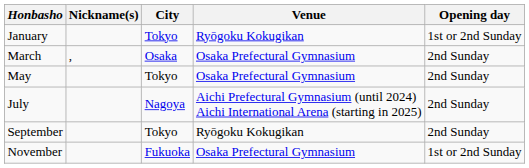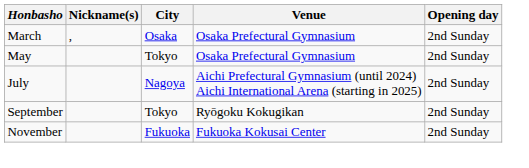- row: (28, 35)
(276, 152) Osaka Prefectural Gymnasium -> (261, 132) Fukuoka Kokusai Center
(475, 152) 1st or 2nd Sunday -> (458, 132) 2nd Sunday
